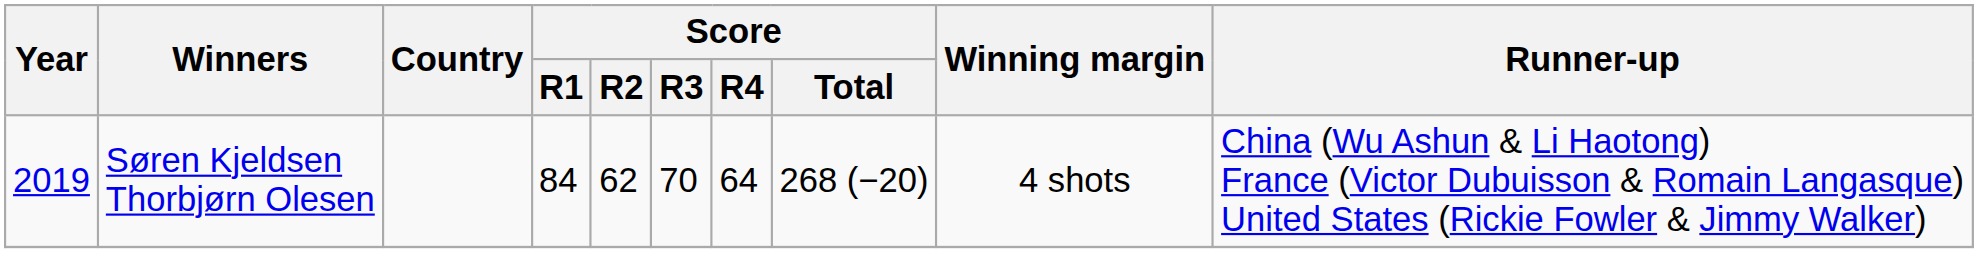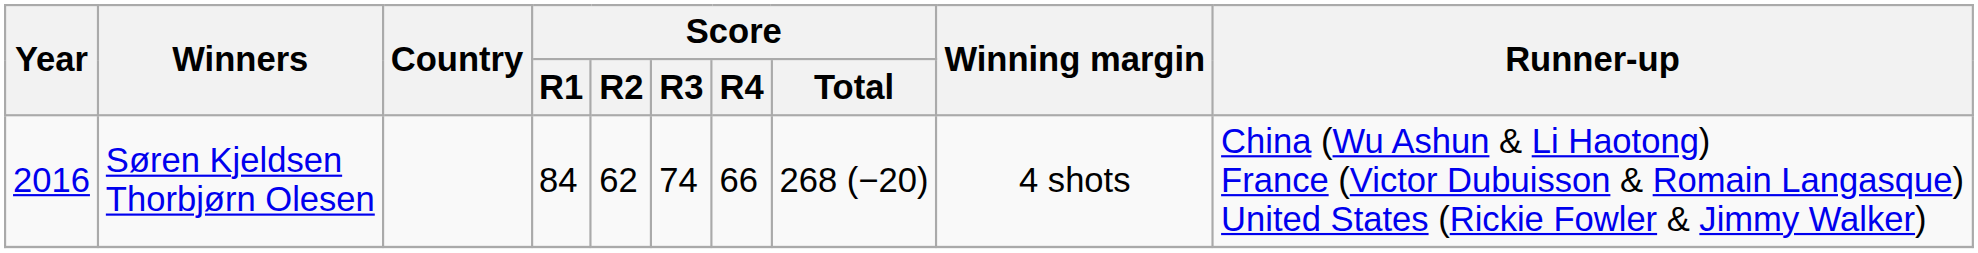(51, 180) 2019 -> (51, 180) 2016
(679, 180) 70 -> (679, 180) 74
(739, 180) 64 -> (739, 180) 66
